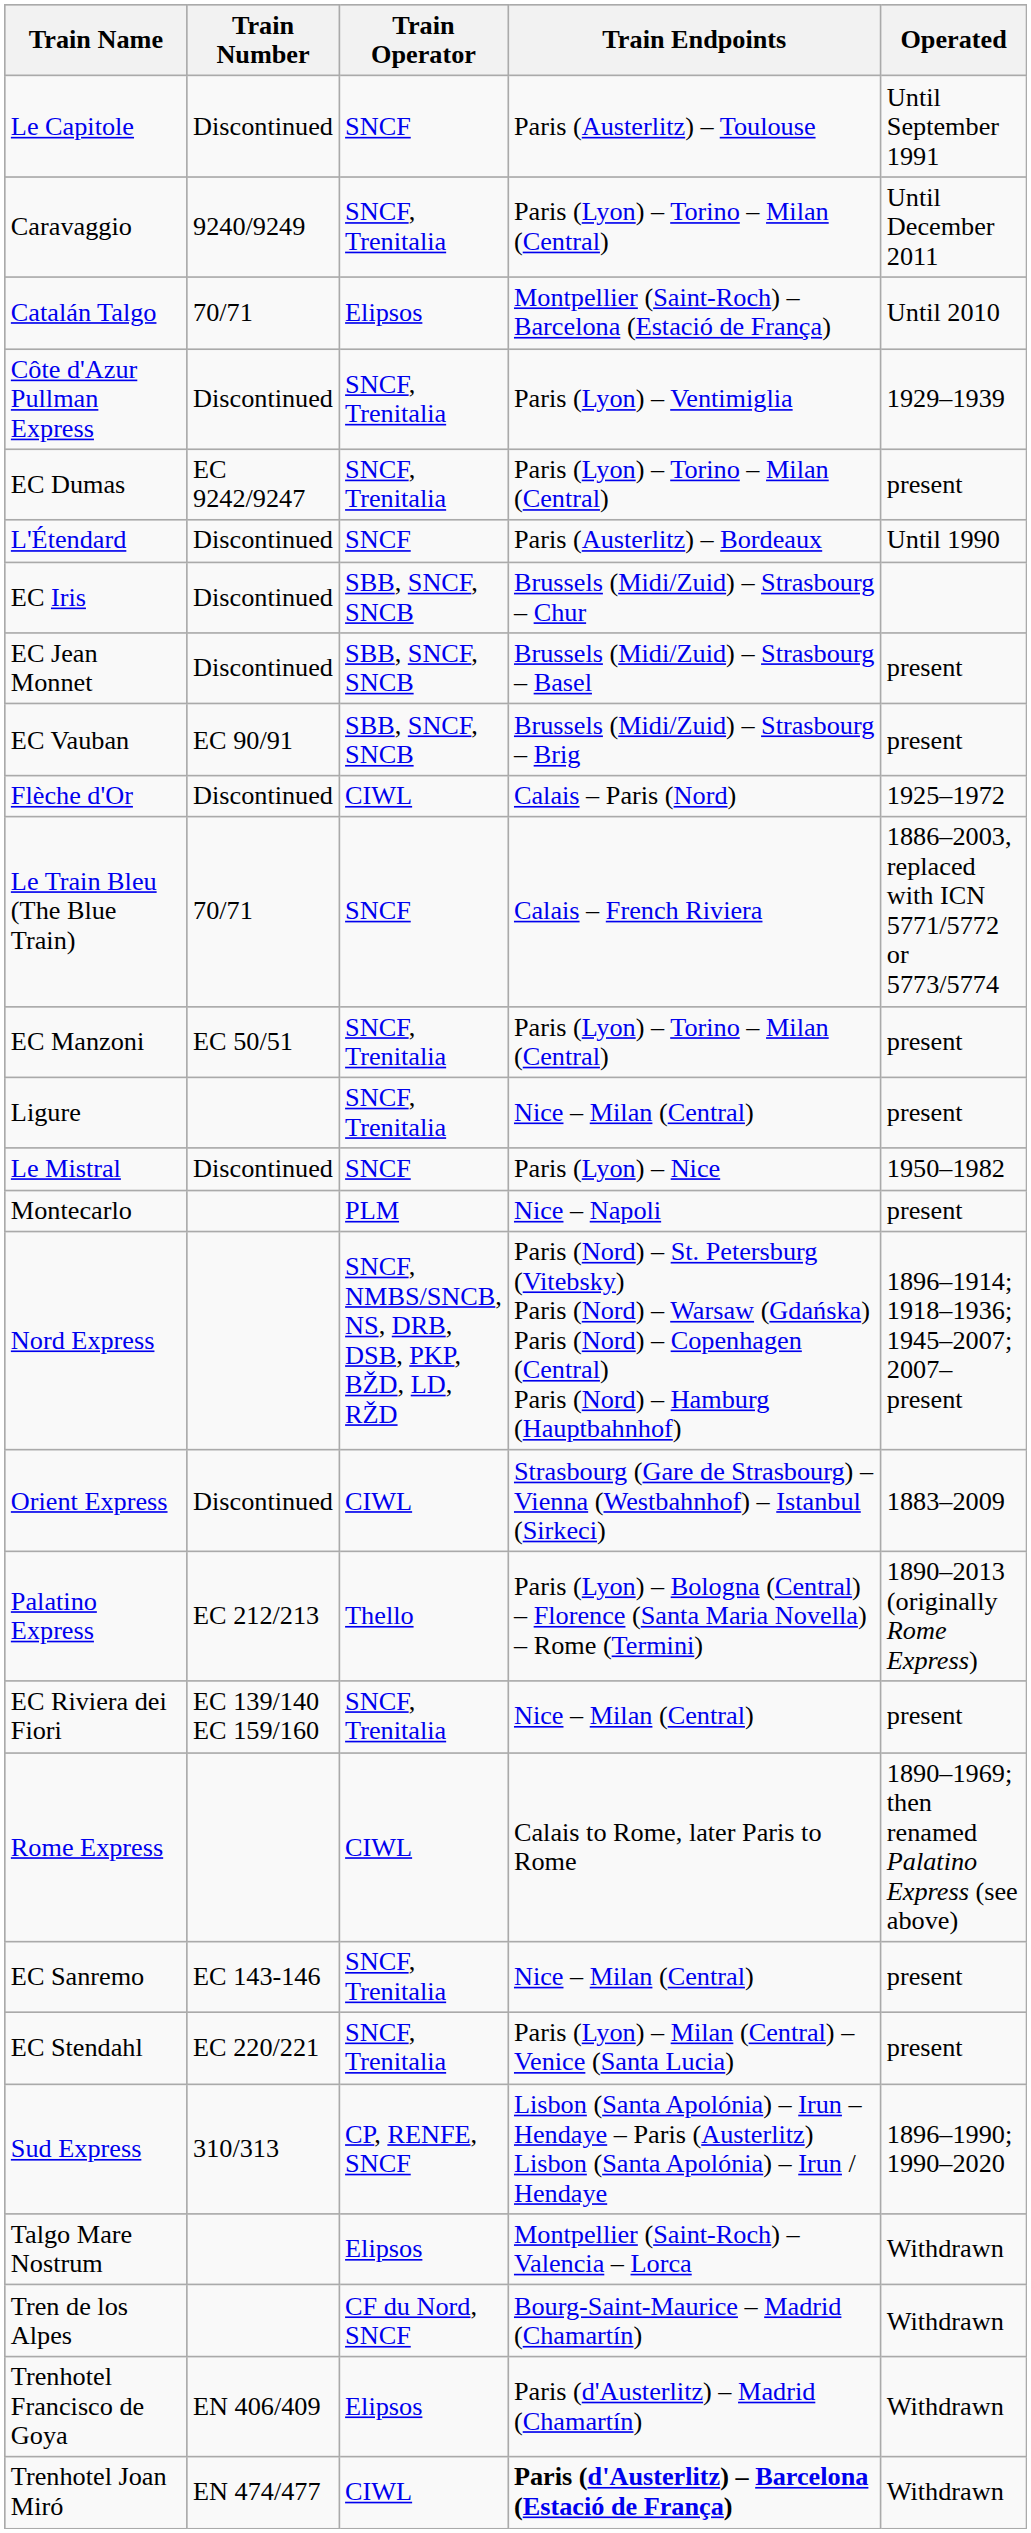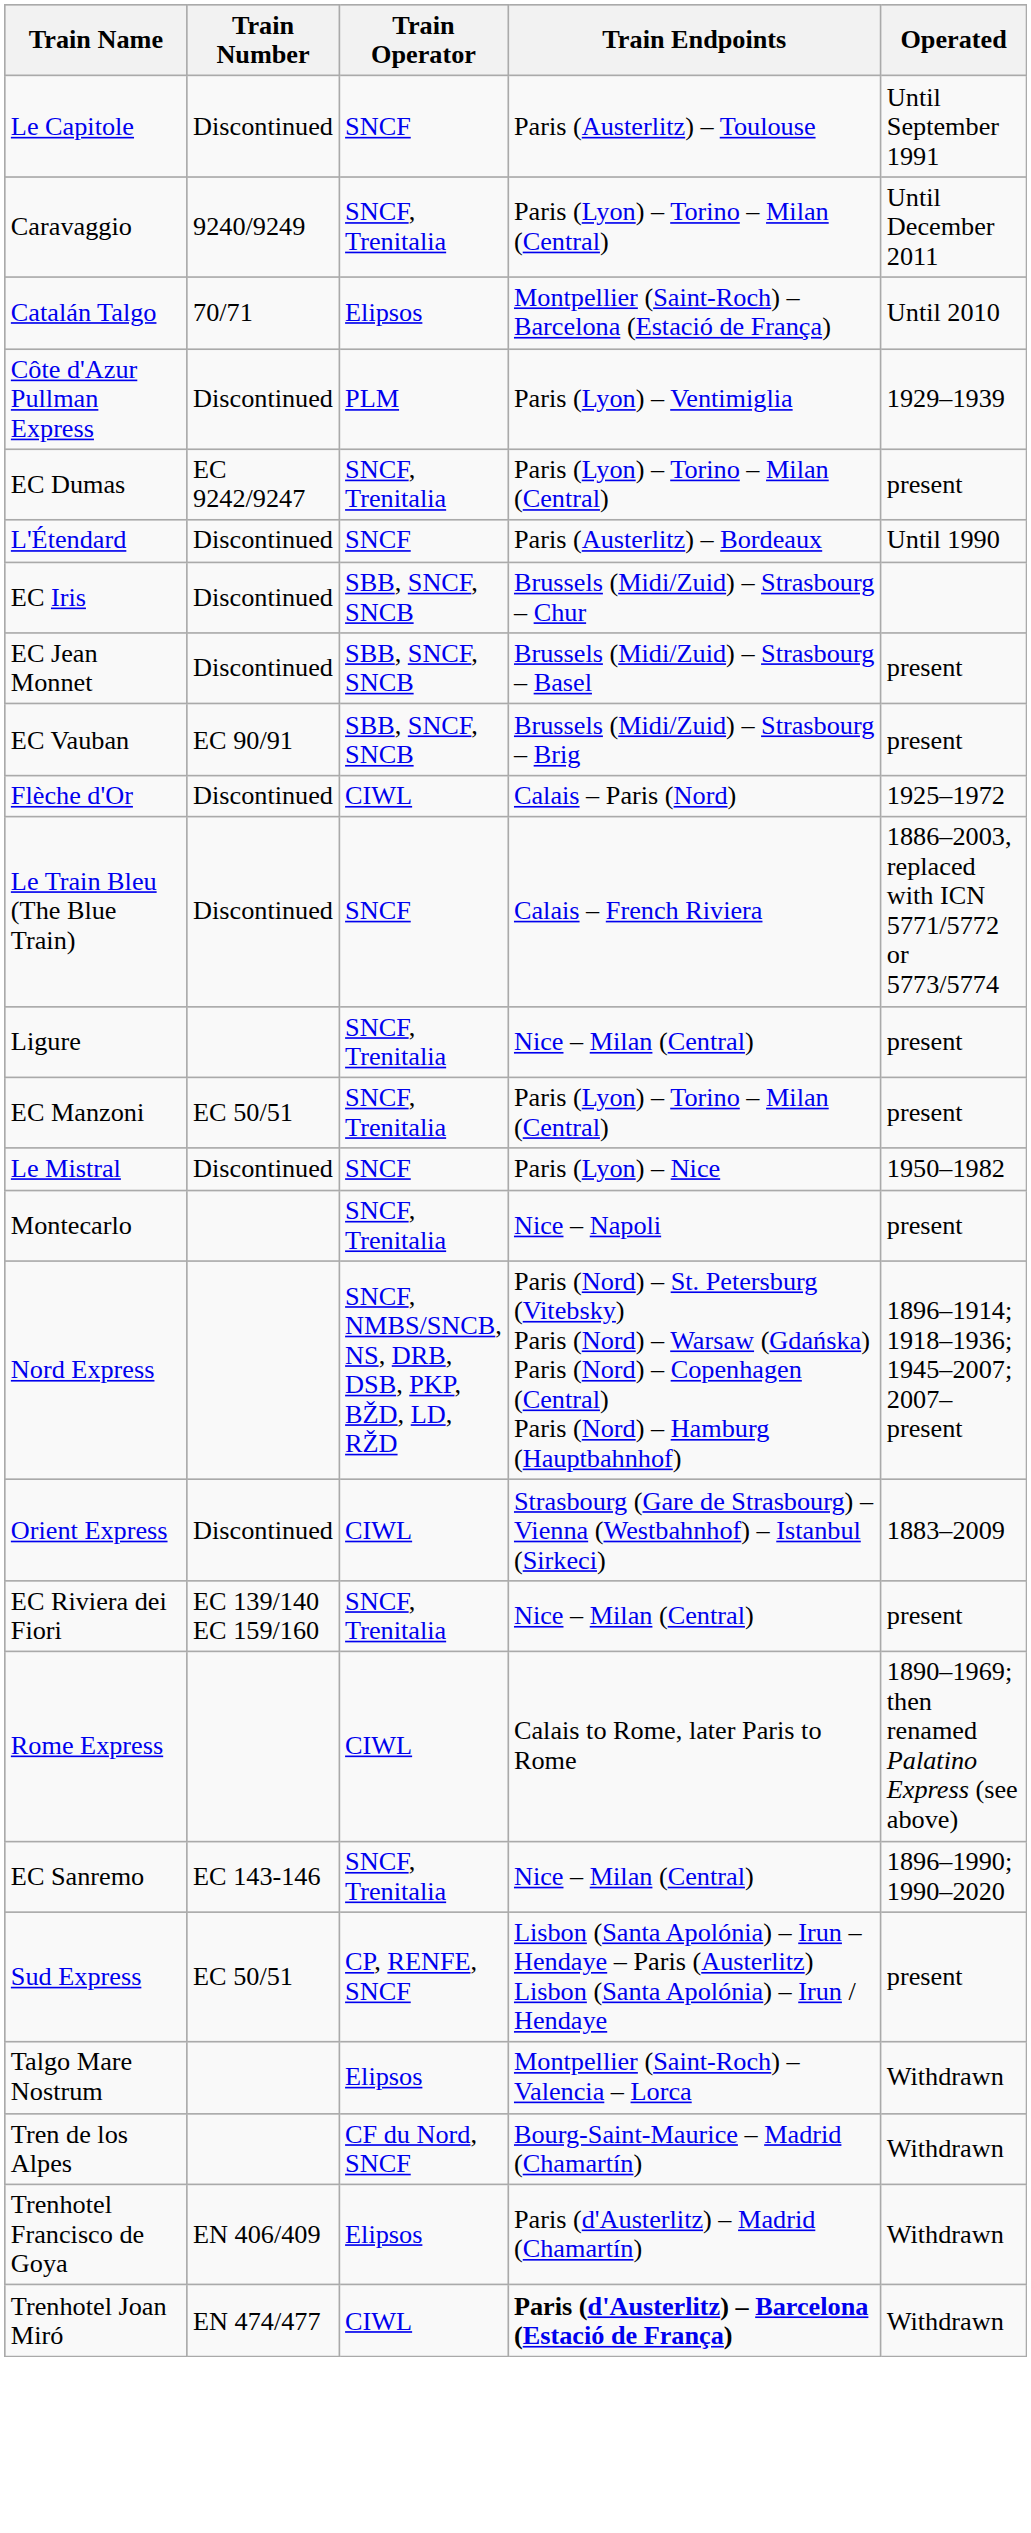(396, 398) SNCF, Trenitalia -> (372, 398) PLM
(223, 911) 70/71 -> (263, 911) Discontinued
rows swapped: (46, 1112) <-> (78, 1041)
(372, 1210) PLM -> (396, 1225) SNCF, Trenitalia
- row: (54, 1615)
(925, 1976) present -> (949, 1876) 1896–1990; 1990–2020
- row: (77, 2047)
(236, 2148) 310/313 -> (243, 1976) EC 50/51
(949, 2148) 1896–1990; 1990–2020 -> (925, 1976) present
